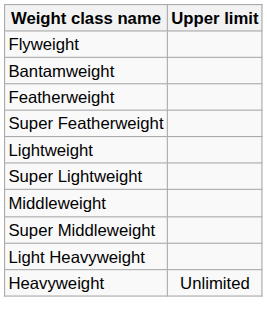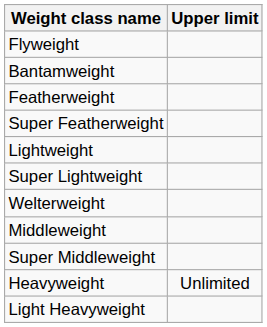+ row: (57, 203)
rows swapped: (77, 256) <-> (56, 283)
